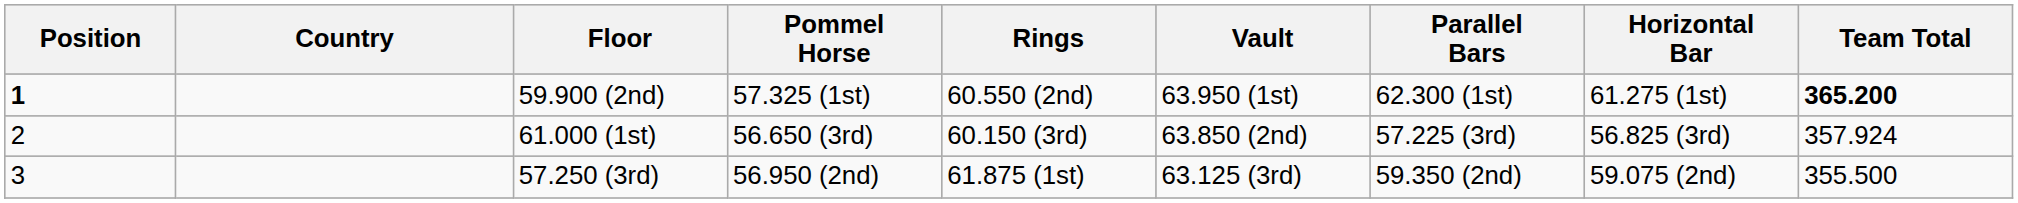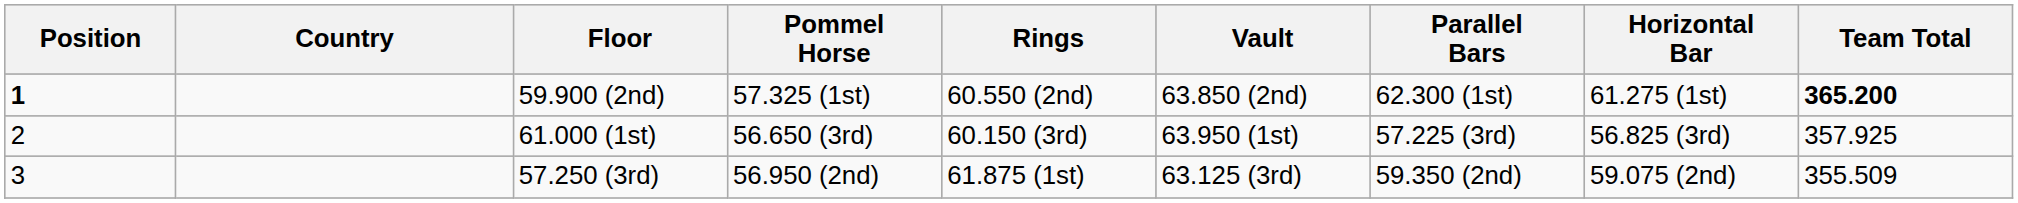(1230, 94) 63.950 (1st) -> (1235, 94) 63.850 (2nd)
(1235, 135) 63.850 (2nd) -> (1230, 135) 63.950 (1st)
(1851, 135) 357.924 -> (1851, 135) 357.925
(1851, 176) 355.500 -> (1851, 176) 355.509
